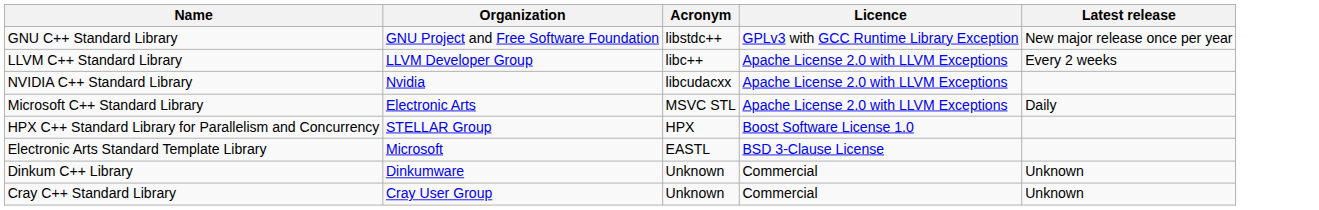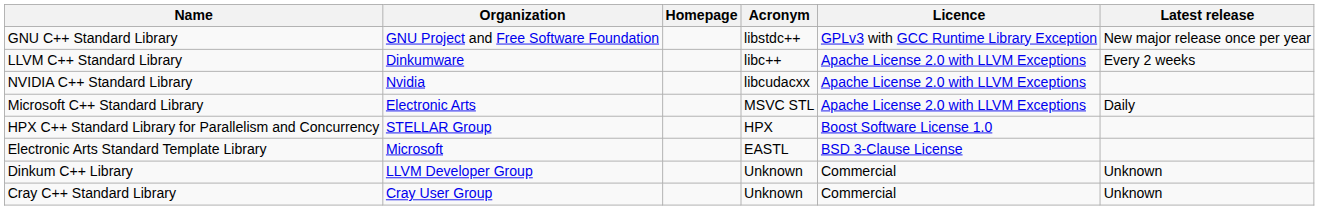+ column: (702, 15)
(459, 60) LLVM Developer Group -> (425, 60) Dinkumware
(425, 171) Dinkumware -> (459, 171) LLVM Developer Group
